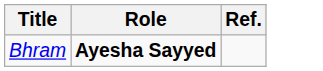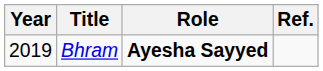+ column: (31, 19)
